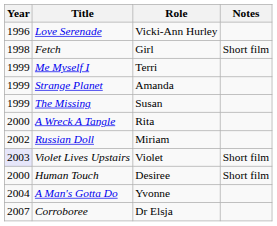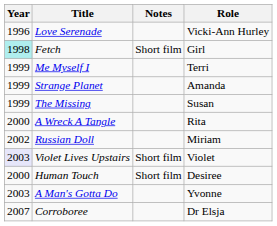columns swapped: (176, 13) <-> (246, 13)
(18, 49) no background -> (18, 49) paleturquoise background
(18, 193) 2004 -> (18, 193) 2003
